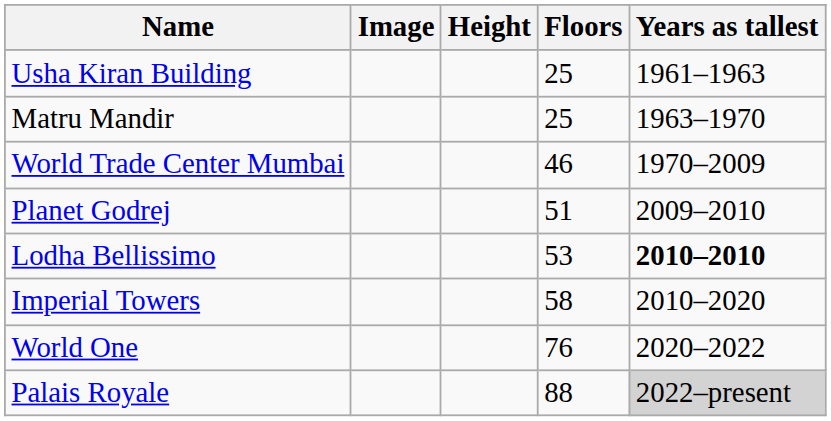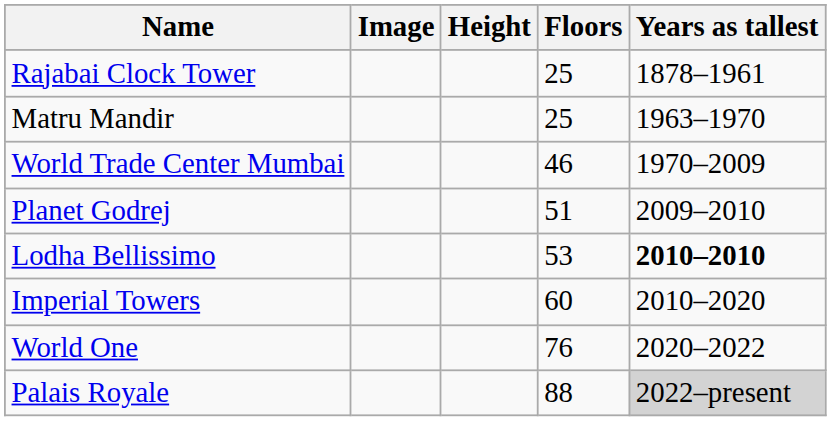+ row: (133, 73)
- row: (132, 73)
(559, 301) 58 -> (559, 301) 60
